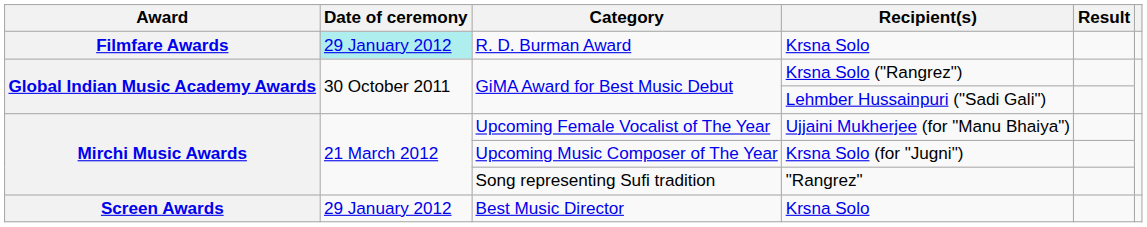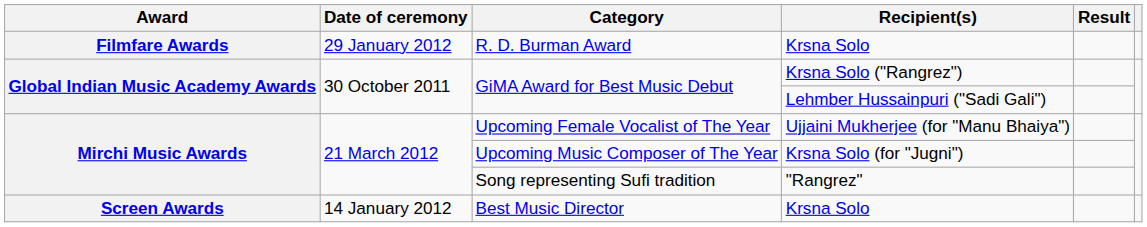(388, 45) paleturquoise background -> (388, 45) no background
(388, 208) 29 January 2012 -> (388, 208) 14 January 2012
